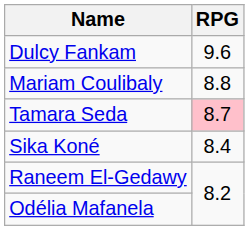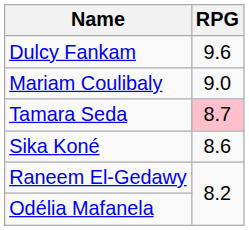(217, 83) 8.8 -> (217, 83) 9.0
(217, 146) 8.4 -> (217, 146) 8.6
